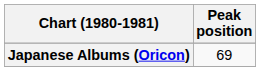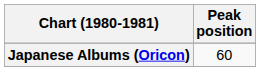(224, 54) 69 -> (224, 54) 60
